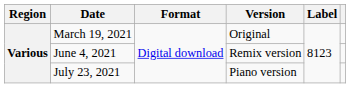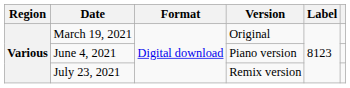(265, 53) Remix version -> (263, 53) Piano version
(263, 72) Piano version -> (265, 72) Remix version
